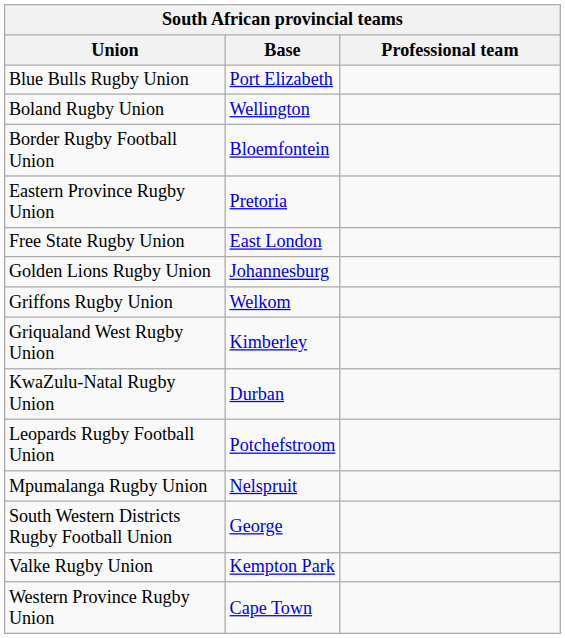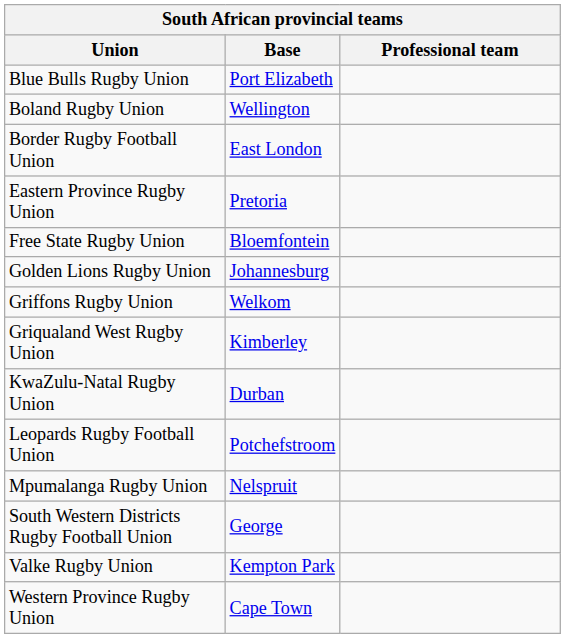(279, 150) Bloemfontein -> (276, 150) East London
(276, 242) East London -> (279, 242) Bloemfontein
